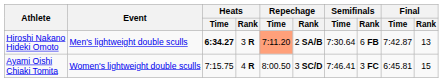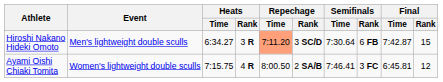(219, 43) bold -> (219, 43) normal
(309, 43) 2 SA/B -> (308, 43) 3 SC/D
(426, 43) 13 -> (426, 43) 15
(309, 66) 3 SC/D -> (308, 66) 2 SA/B
(426, 66) 15 -> (426, 66) 12
